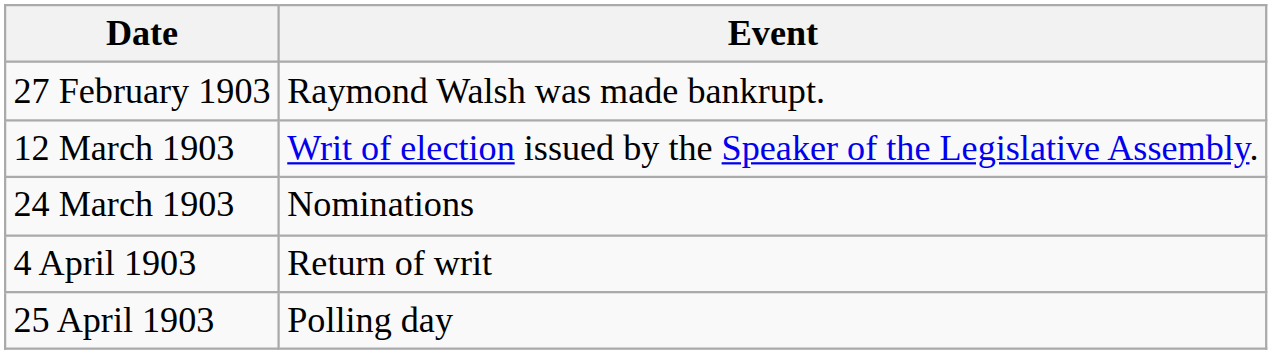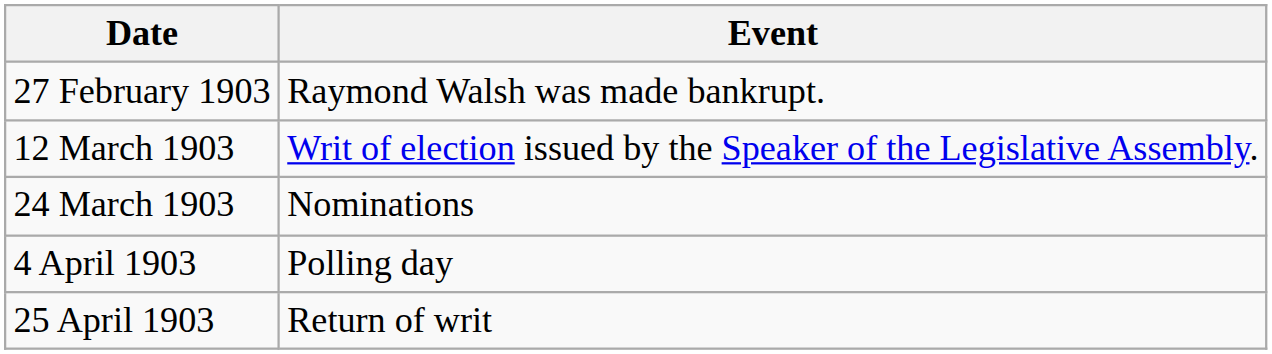(390, 262) Return of writ -> (370, 262) Polling day
(370, 319) Polling day -> (390, 319) Return of writ
